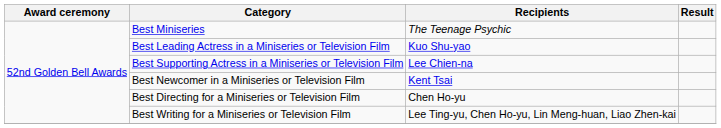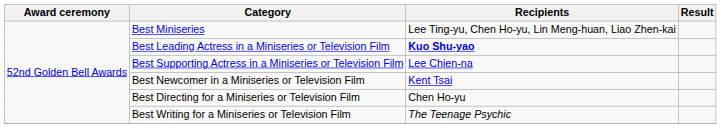(460, 30) The Teenage Psychic -> (542, 30) Lee Ting-yu, Chen Ho-yu, Lin Meng-huan, Liao Zhen-kai
(439, 47) normal -> (441, 47) bold
(542, 115) Lee Ting-yu, Chen Ho-yu, Lin Meng-huan, Liao Zhen-kai -> (460, 115) The Teenage Psychic
